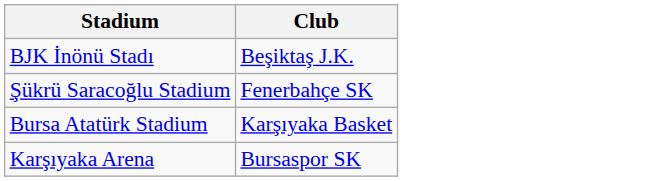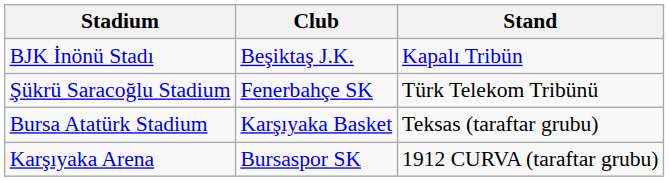+ column: (530, 21)
